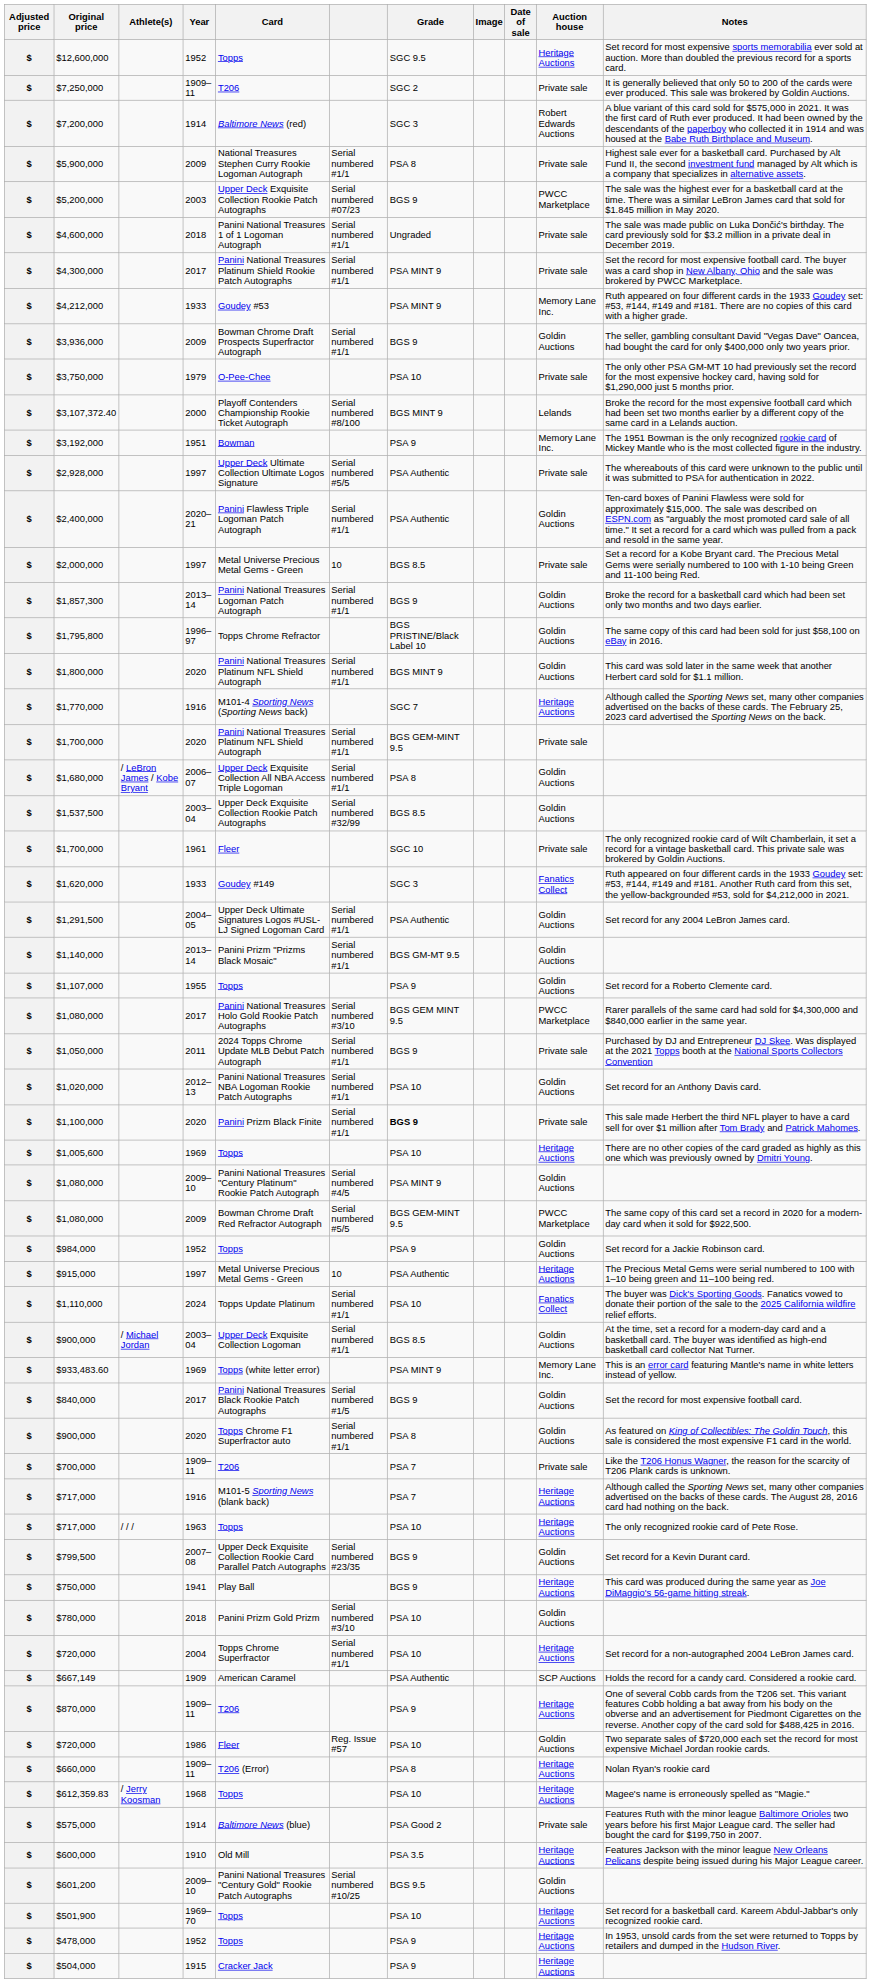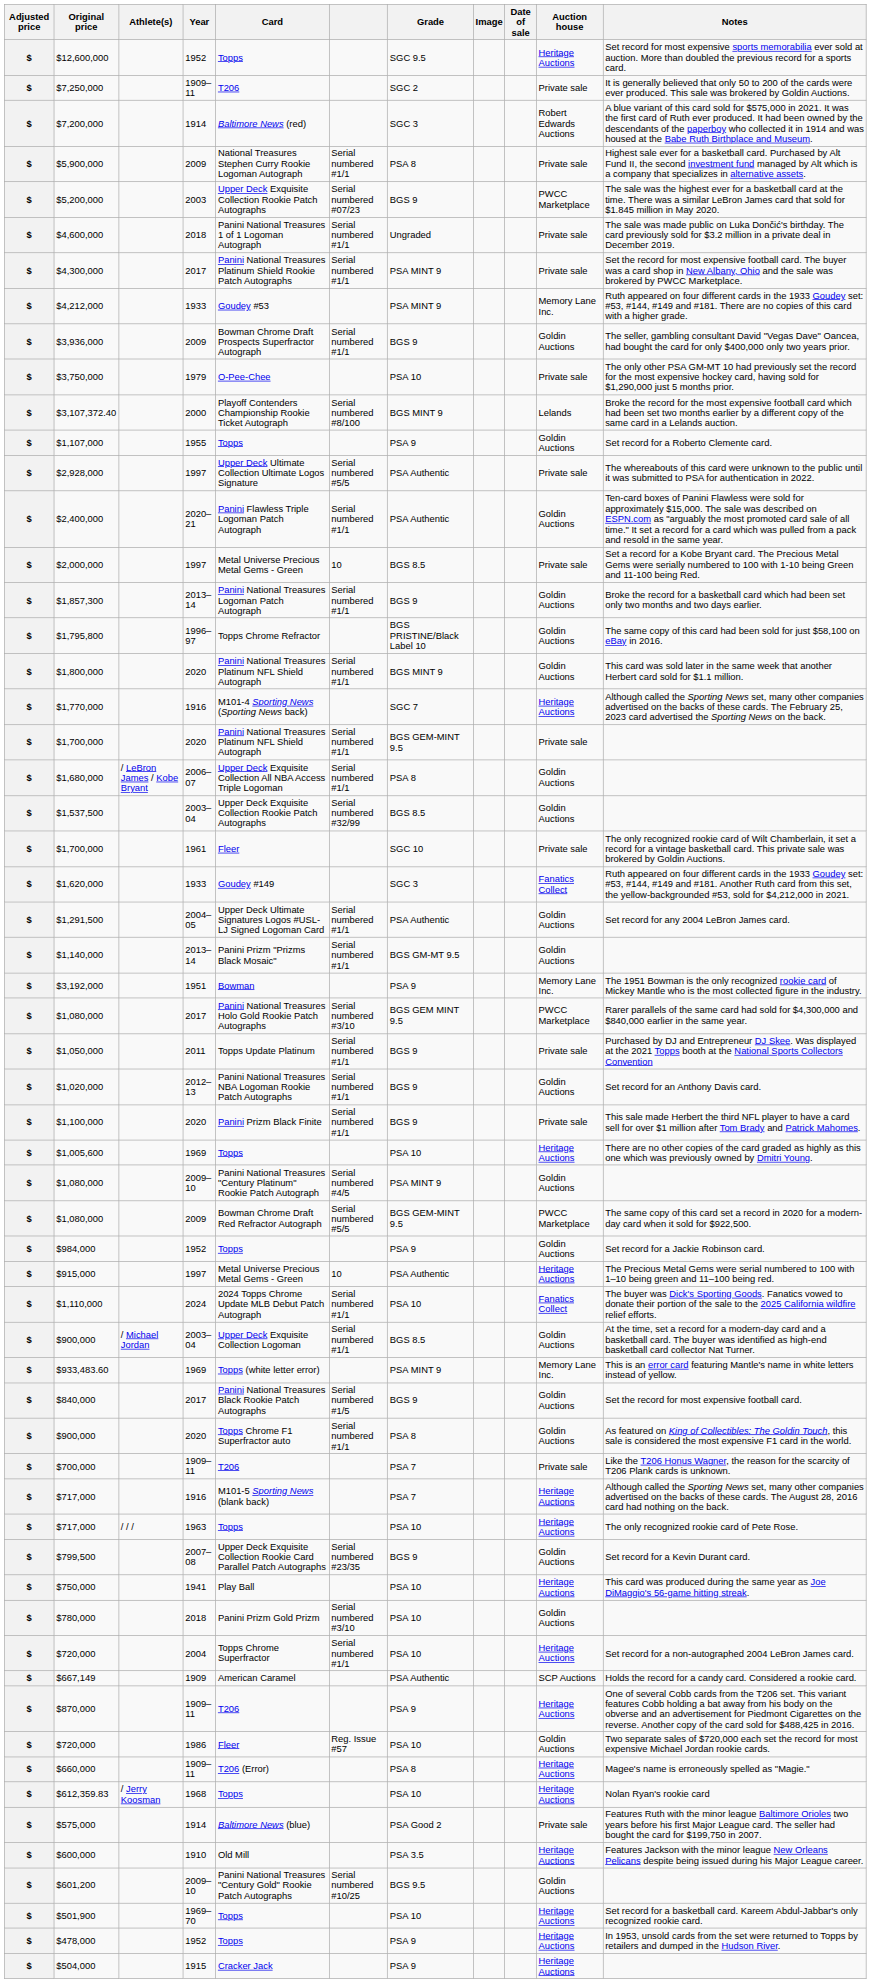rows swapped: (80, 442) <-> (80, 985)
(271, 1051) 2024 Topps Chrome Update MLB Debut Patch Autograph -> (266, 1051) Topps Update Platinum
(405, 1086) PSA 10 -> (404, 1086) BGS 9
(404, 1122) bold -> (404, 1122) normal
(266, 1304) Topps Update Platinum -> (271, 1304) 2024 Topps Chrome Update MLB Debut Patch Autograph
(404, 1587) BGS 9 -> (405, 1587) PSA 10
(657, 1769) Nolan Ryan's rookie card -> (707, 1769) Magee's name is erroneously spelled as "Magie."
(707, 1794) Magee's name is erroneously spelled as "Magie." -> (657, 1794) Nolan Ryan's rookie card
